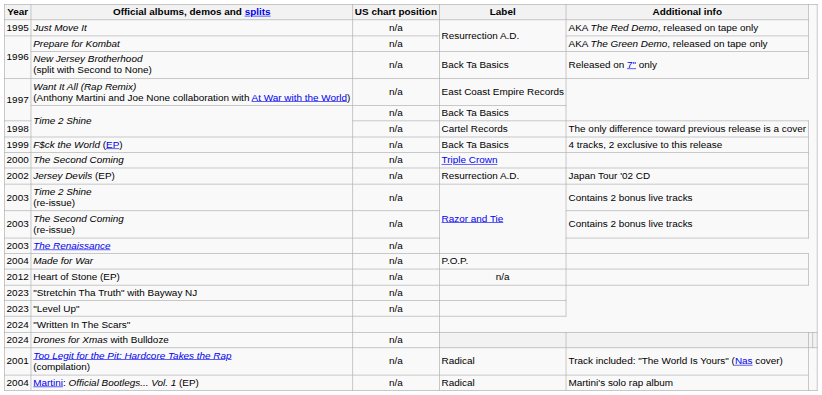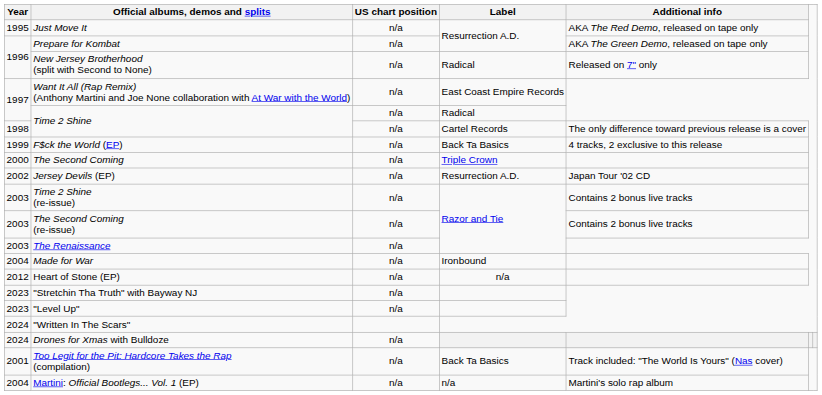(475, 65) Back Ta Basics -> (458, 65) Radical
(475, 113) Back Ta Basics -> (458, 113) Radical
(455, 261) P.O.P. -> (464, 261) Ironbound
(458, 361) Radical -> (475, 361) Back Ta Basics
(458, 382) Radical -> (448, 382) n/a
